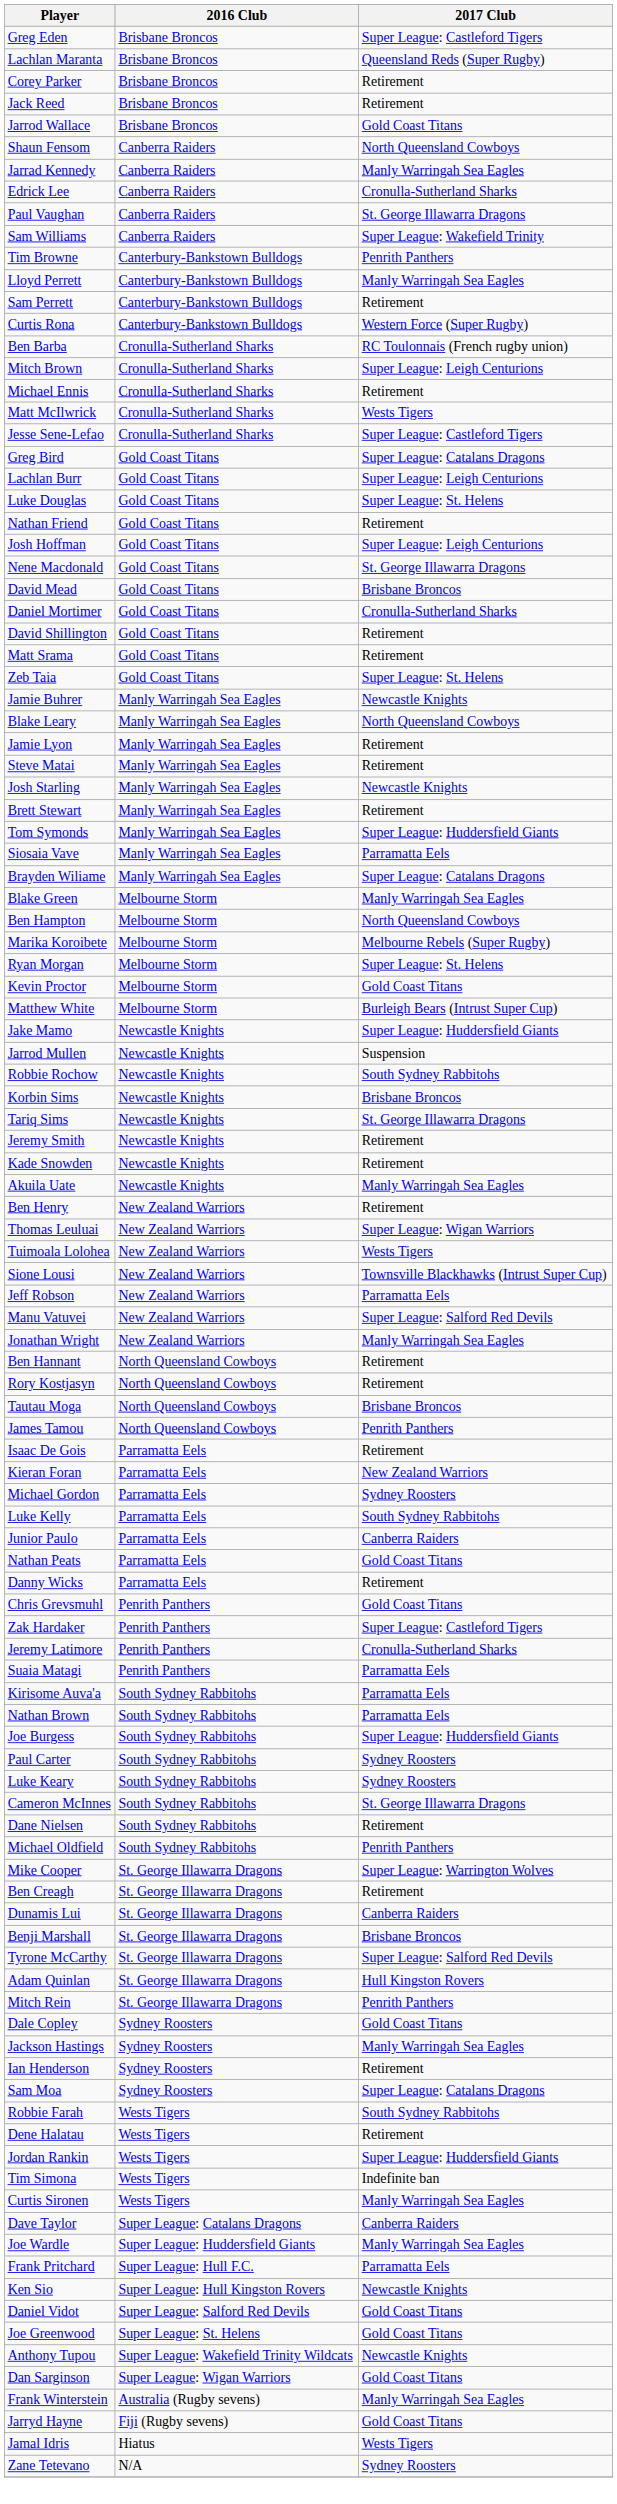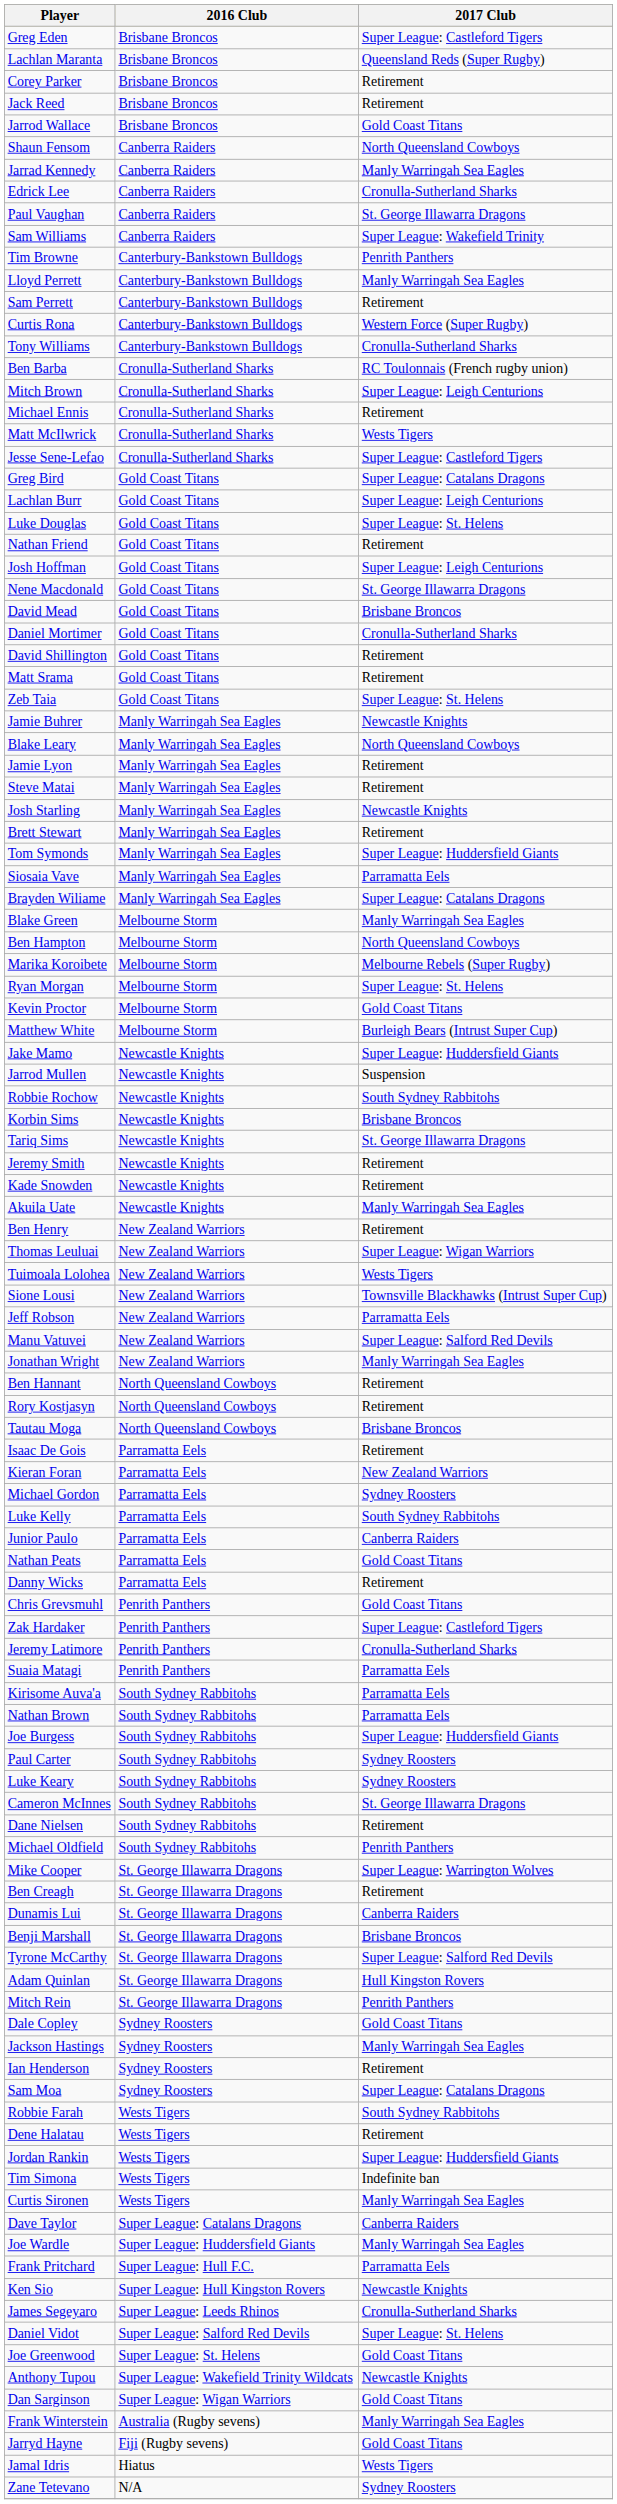+ row: (49, 346)
- row: (45, 1428)
+ row: (52, 2311)
(412, 2311) Gold Coast Titans -> (433, 2333) Super League: St. Helens
